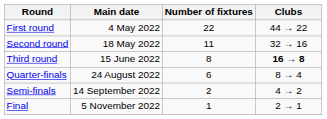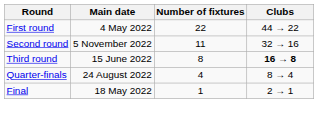(131, 43) 18 May 2022 -> (112, 43) 5 November 2022
(209, 75) 6 -> (200, 75) 4
- row: (31, 91)
(121, 106) 5 November 2022 -> (123, 91) 18 May 2022
